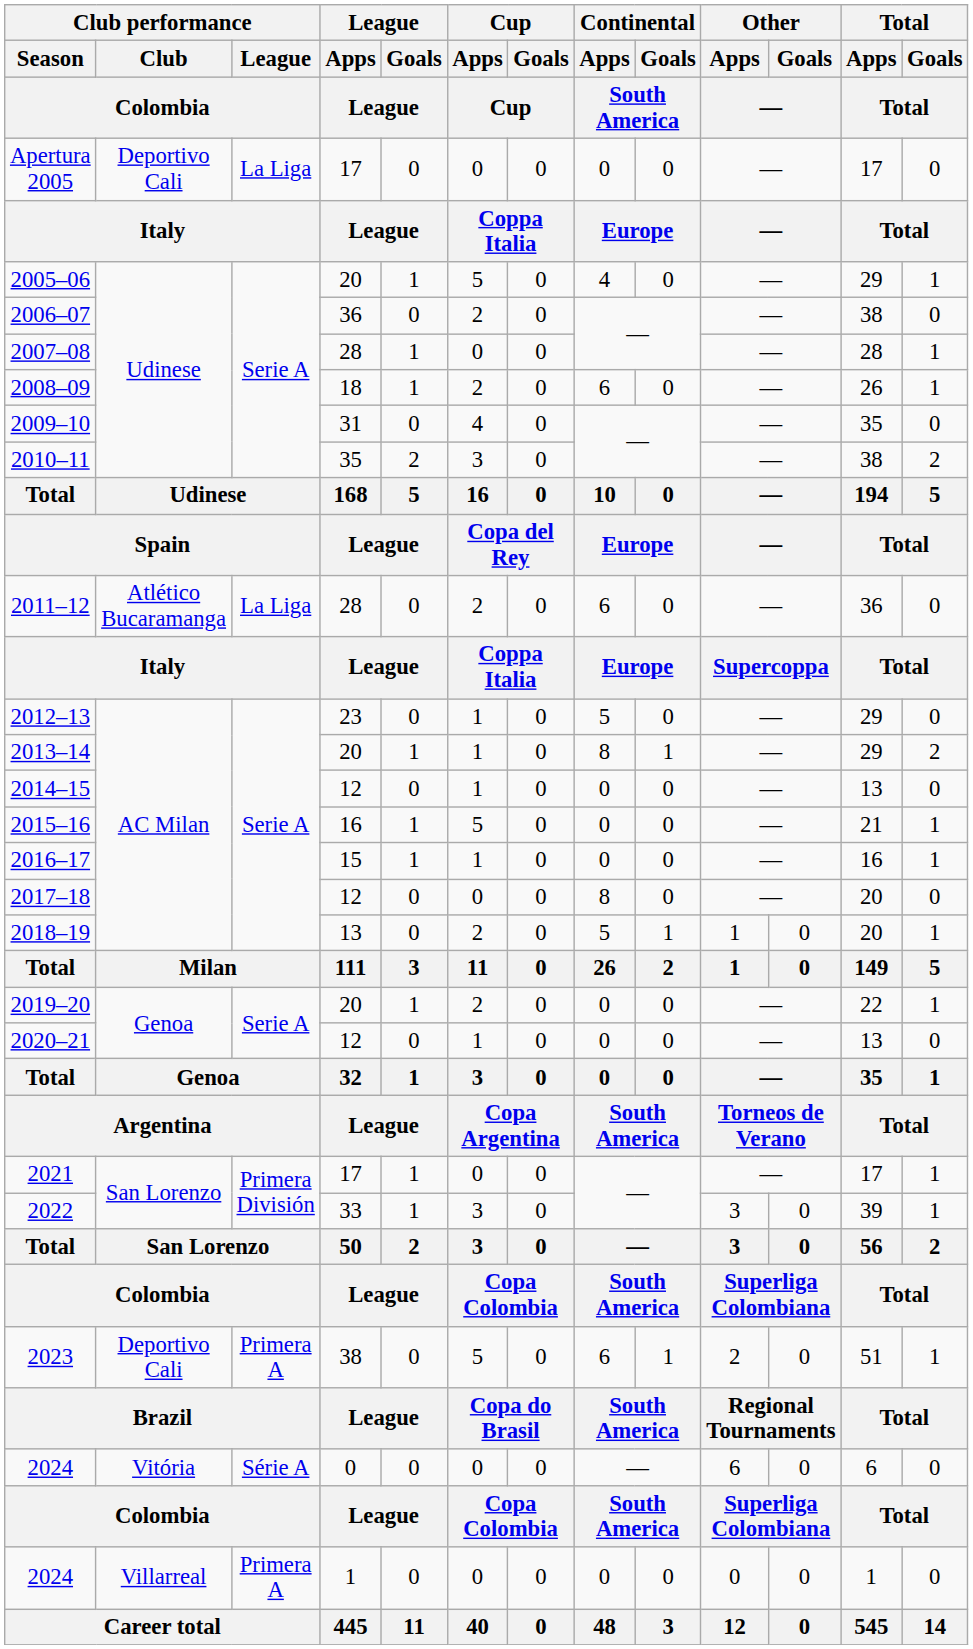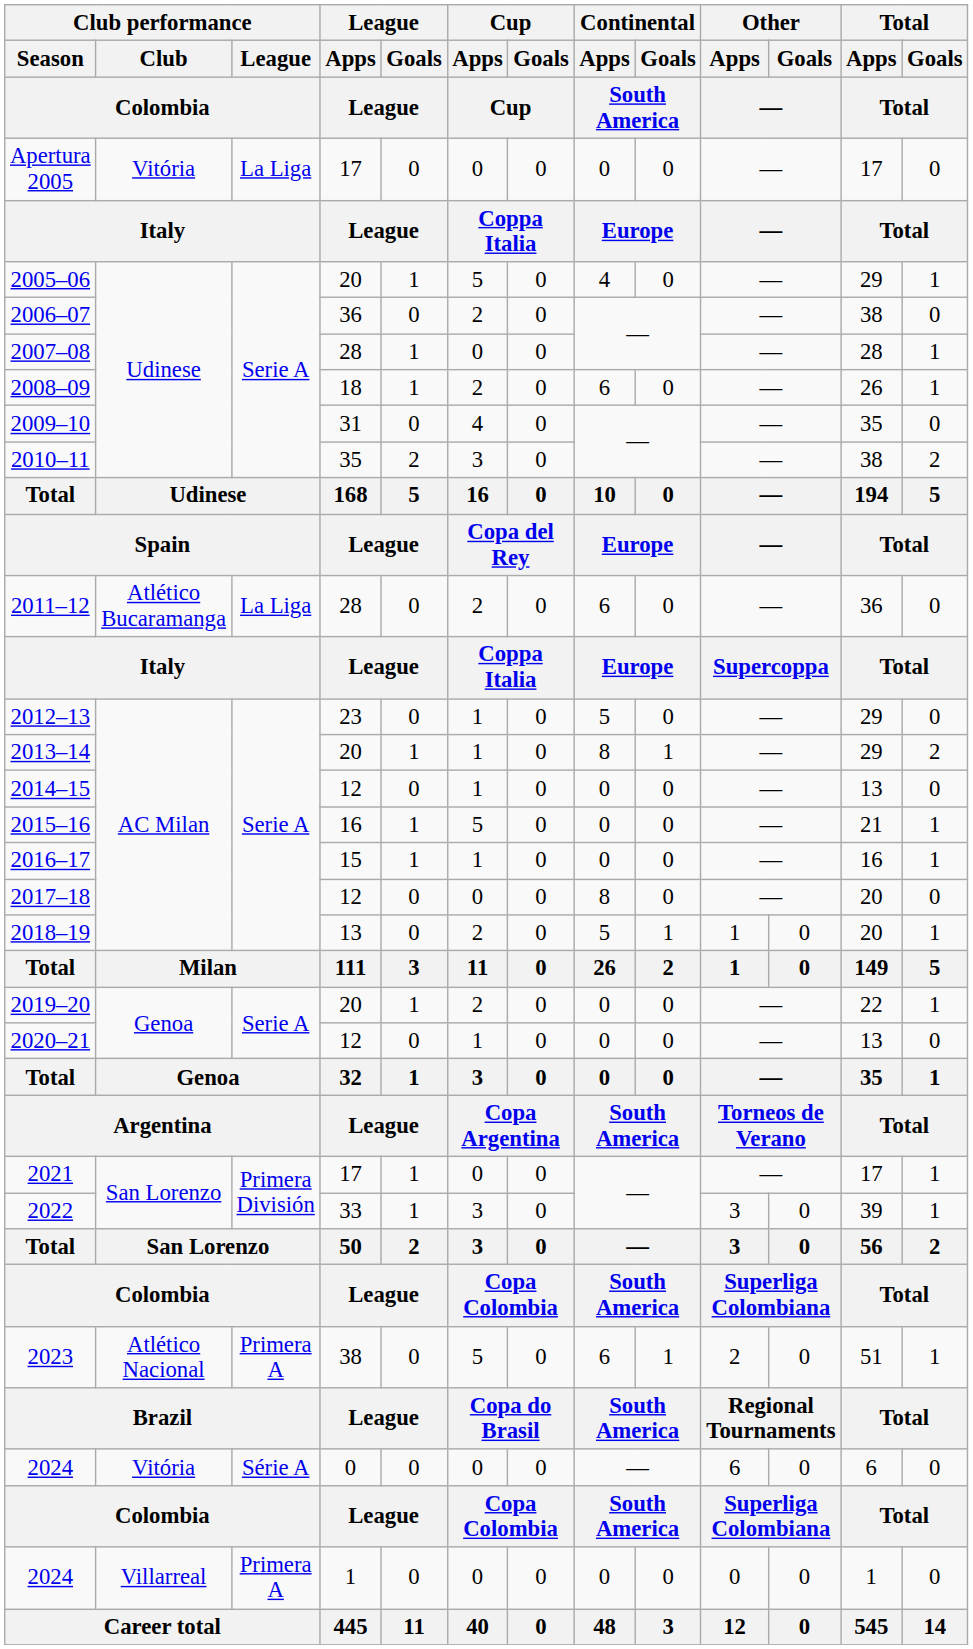(164, 168) Deportivo Cali -> (164, 168) Vitória
(164, 1356) Deportivo Cali -> (164, 1356) Atlético Nacional
